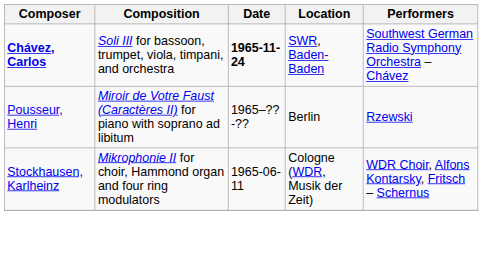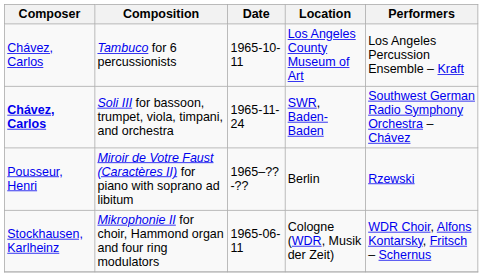+ row: (137, 55)
(256, 55) bold -> (255, 117) normal
